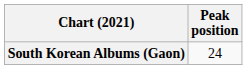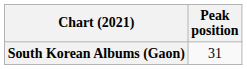(215, 53) 24 -> (215, 53) 31
